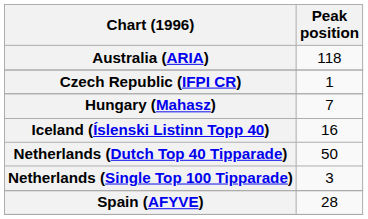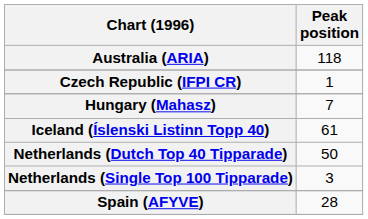(329, 130) 16 -> (329, 130) 61
